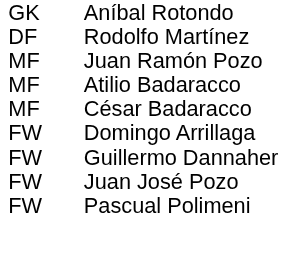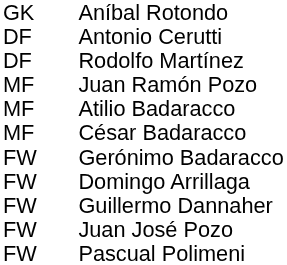+ row: (150, 36)
+ row: (181, 157)
